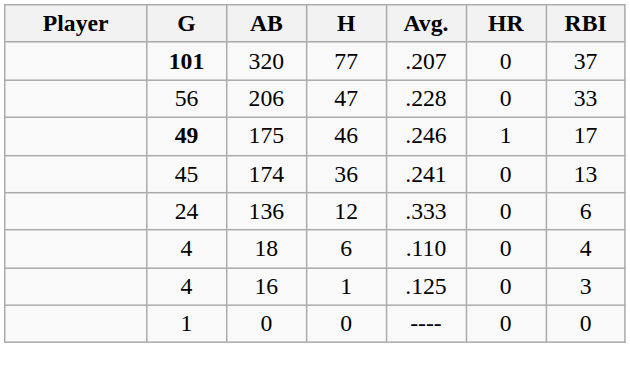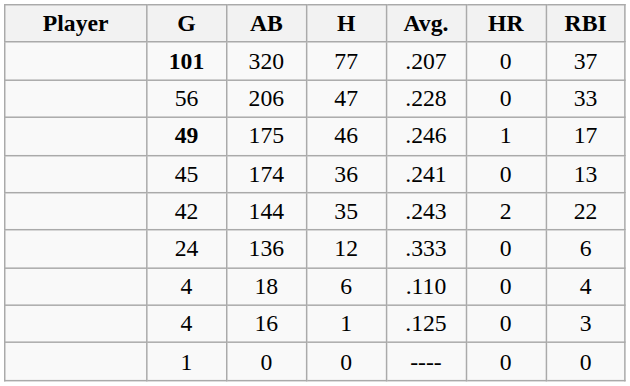+ row: (266, 211)
